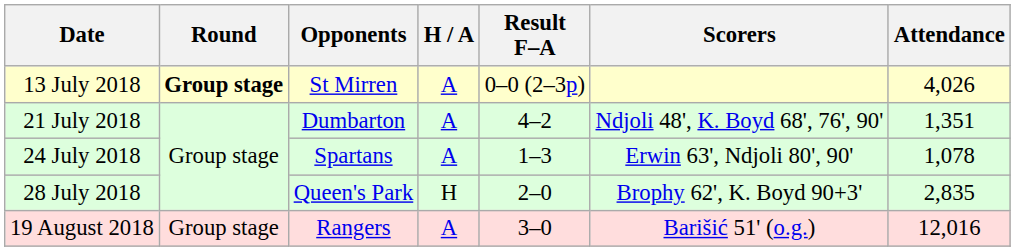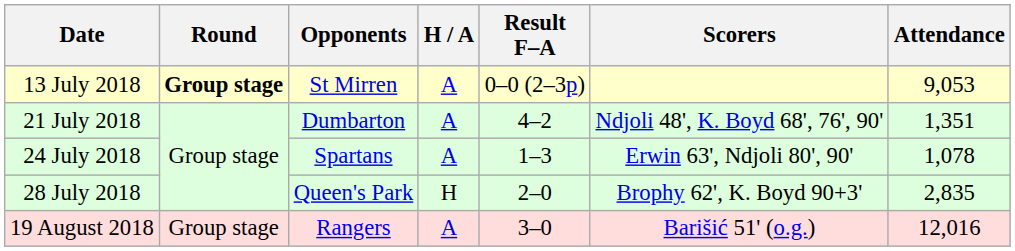(949, 84) 4,026 -> (949, 84) 9,053
